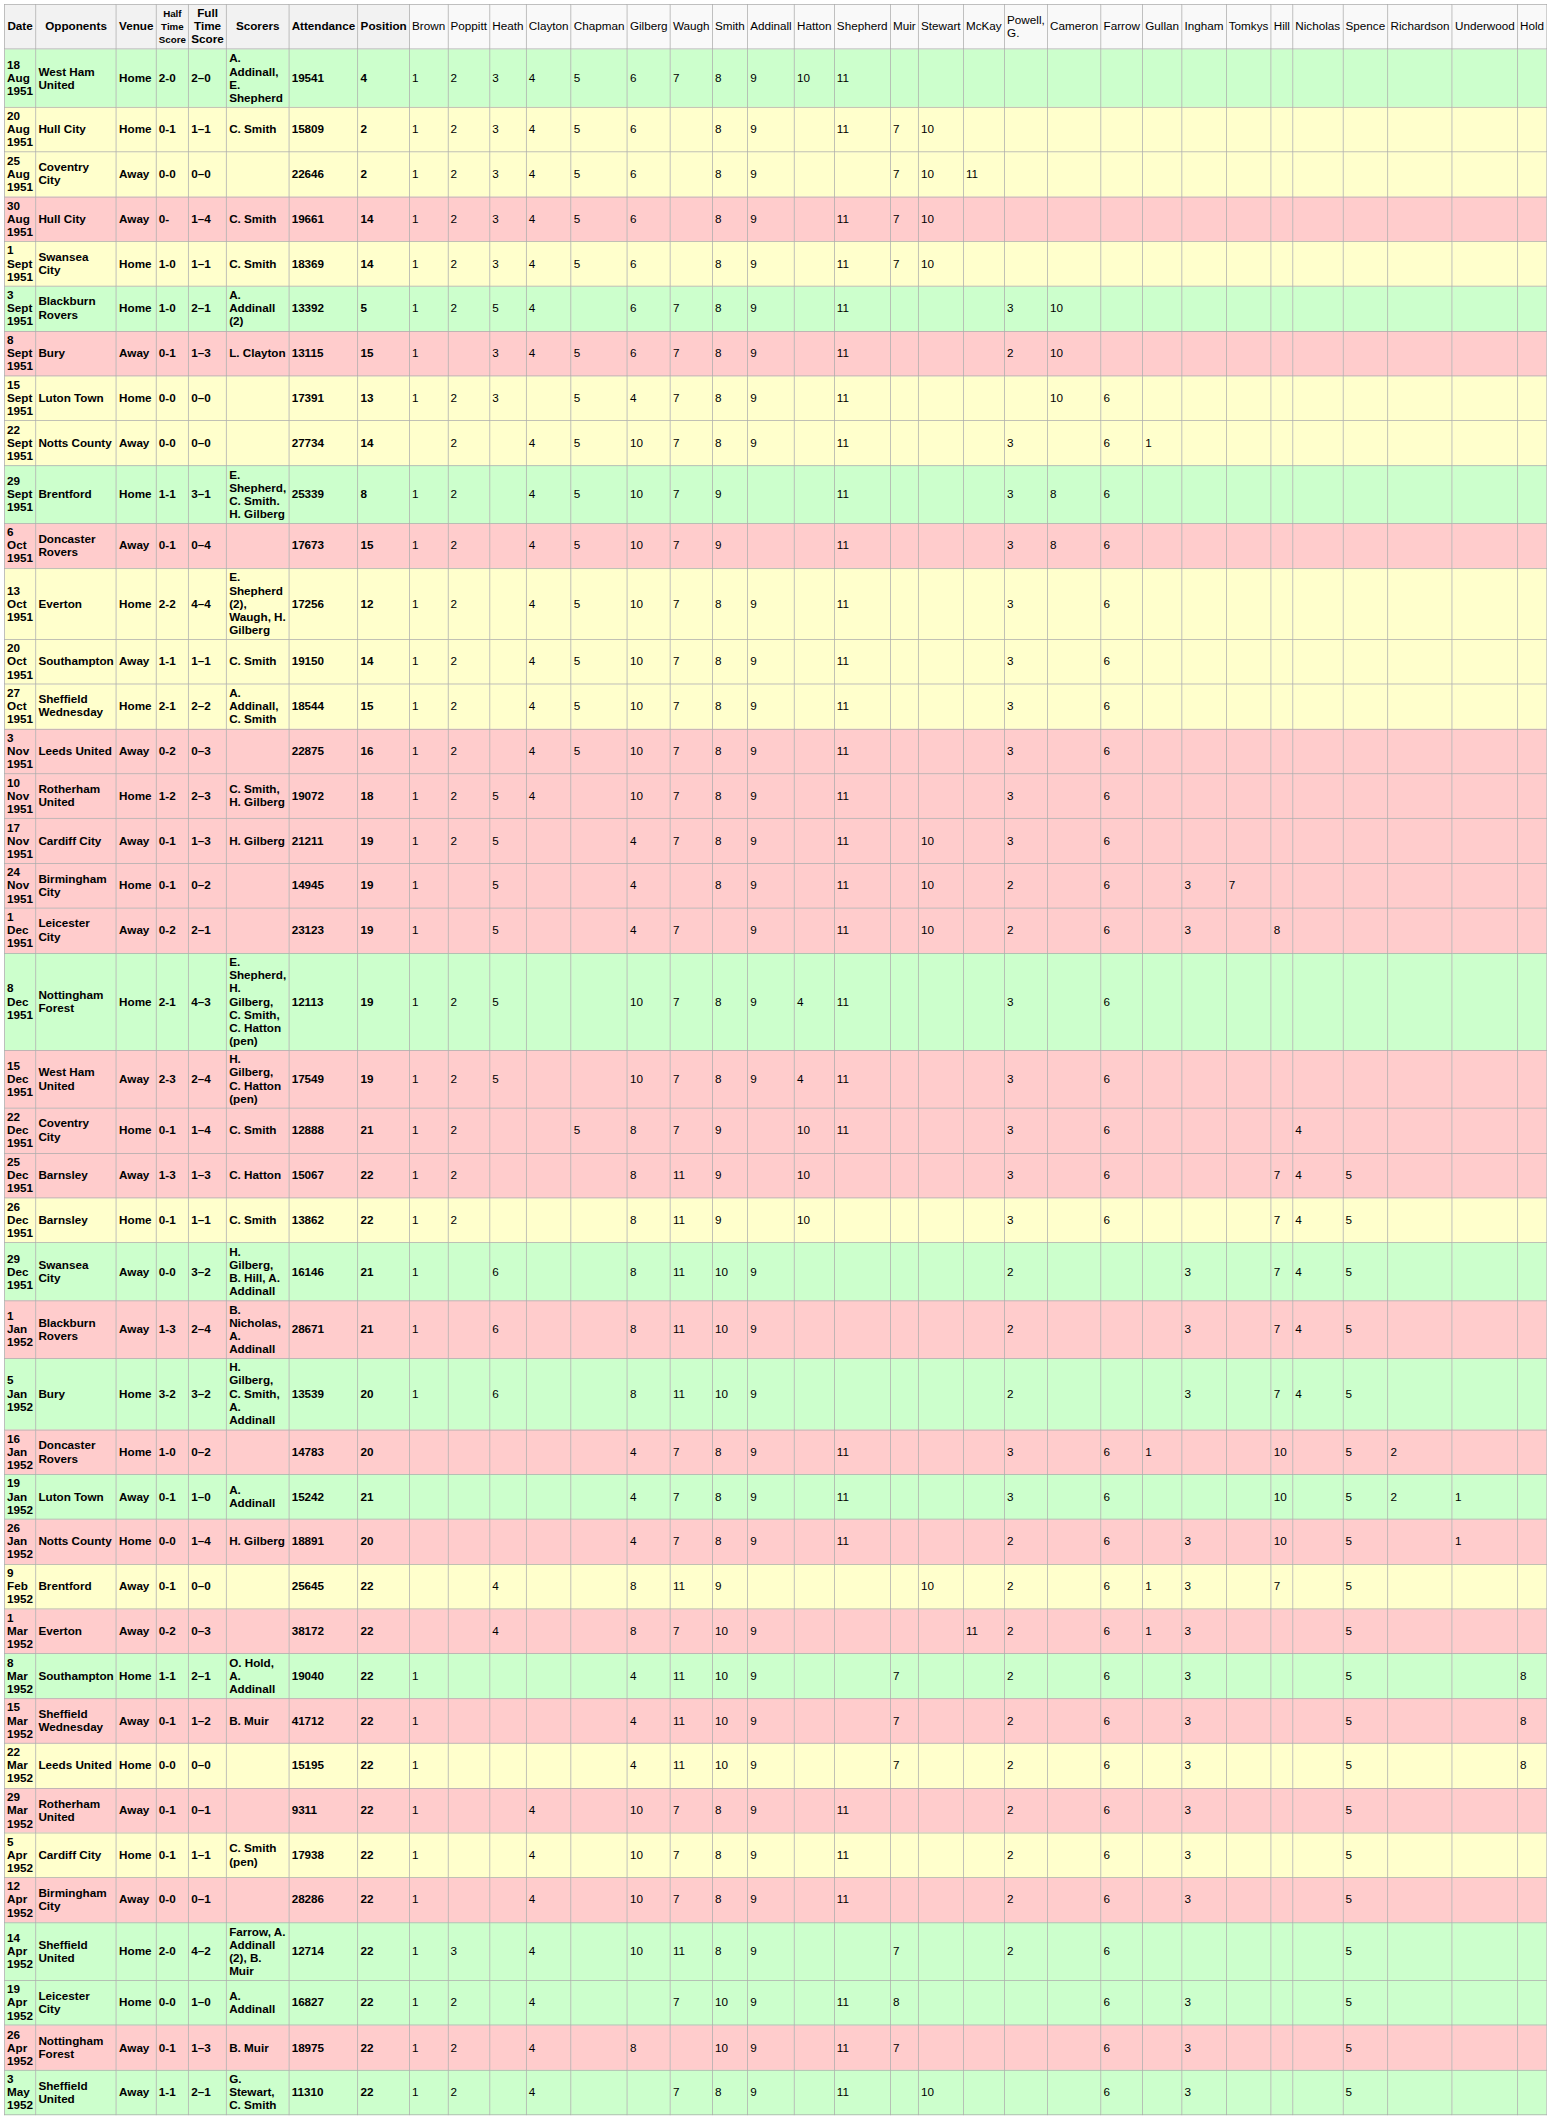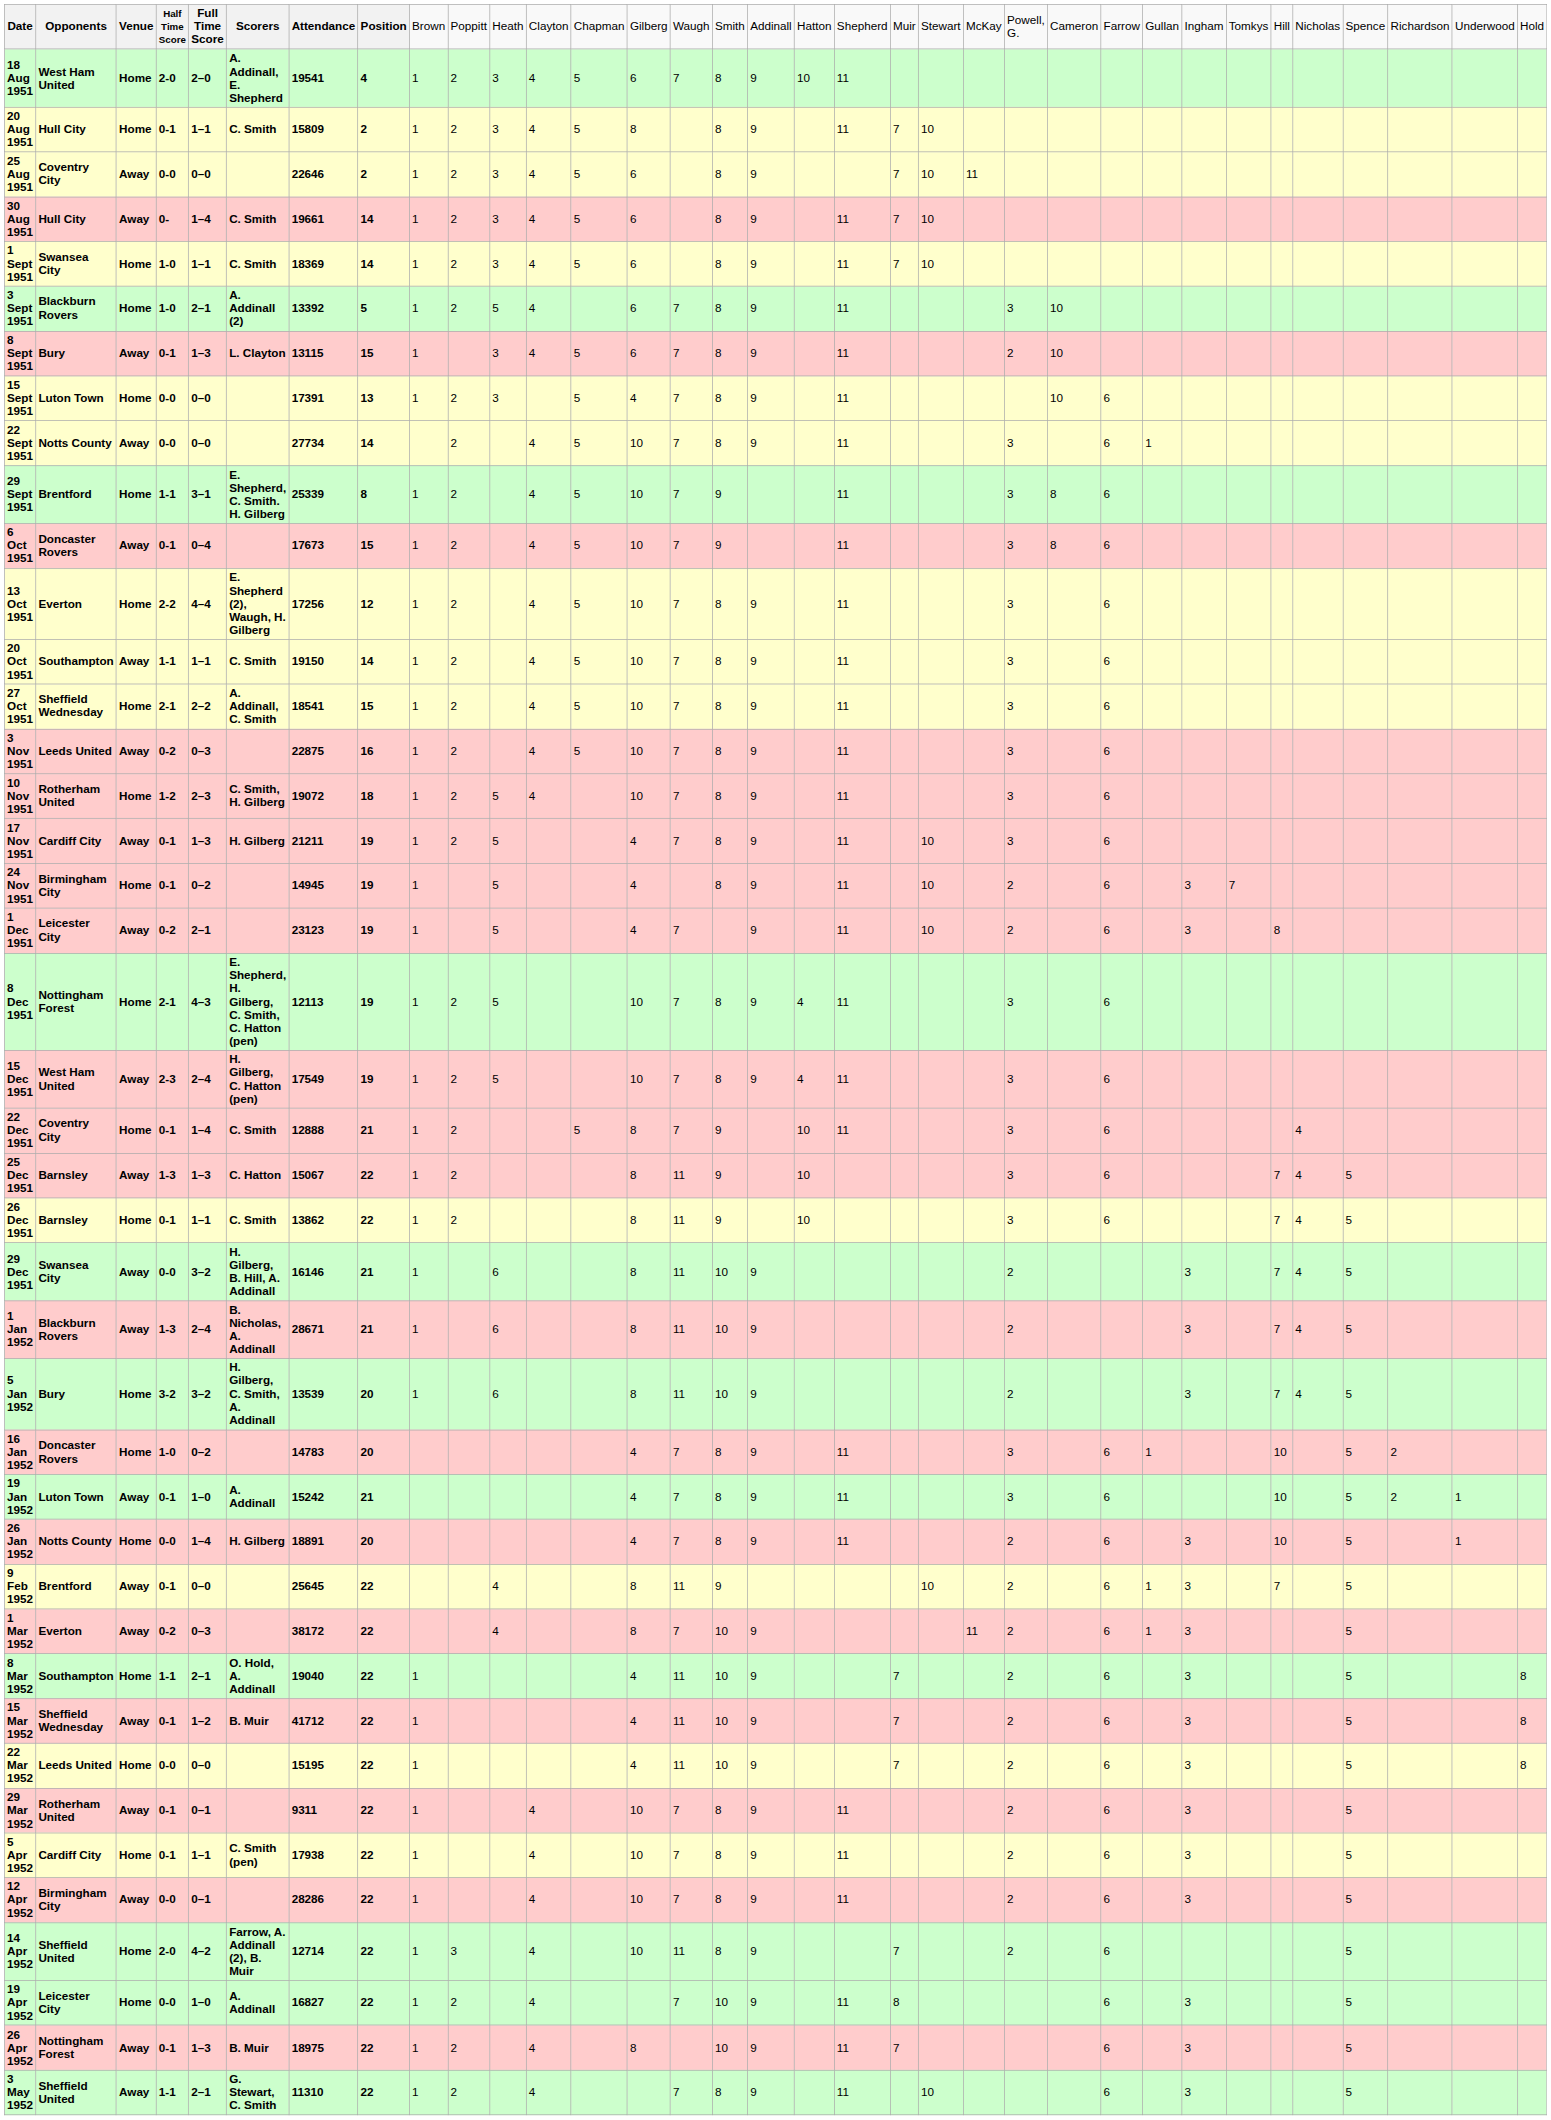(633, 129) 6 -> (633, 129) 8
(308, 706) 18544 -> (308, 706) 18541
